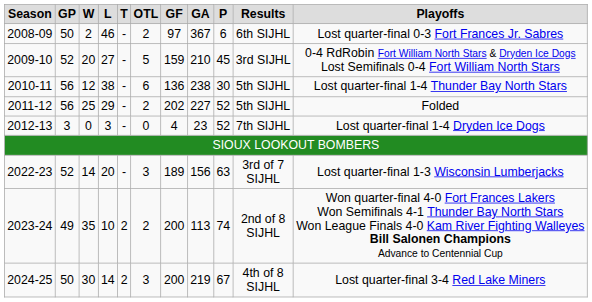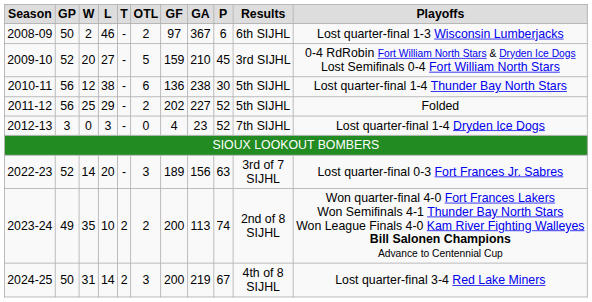(440, 33) Lost quarter-final 0-3 Fort Frances Jr. Sabres -> (440, 33) Lost quarter-final 1-3 Wisconsin Lumberjacks
(440, 171) Lost quarter-final 1-3 Wisconsin Lumberjacks -> (440, 171) Lost quarter-final 0-3 Fort Frances Jr. Sabres
(88, 280) 30 -> (88, 280) 31
